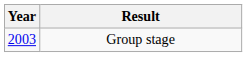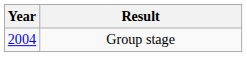(22, 39) 2003 -> (22, 39) 2004
